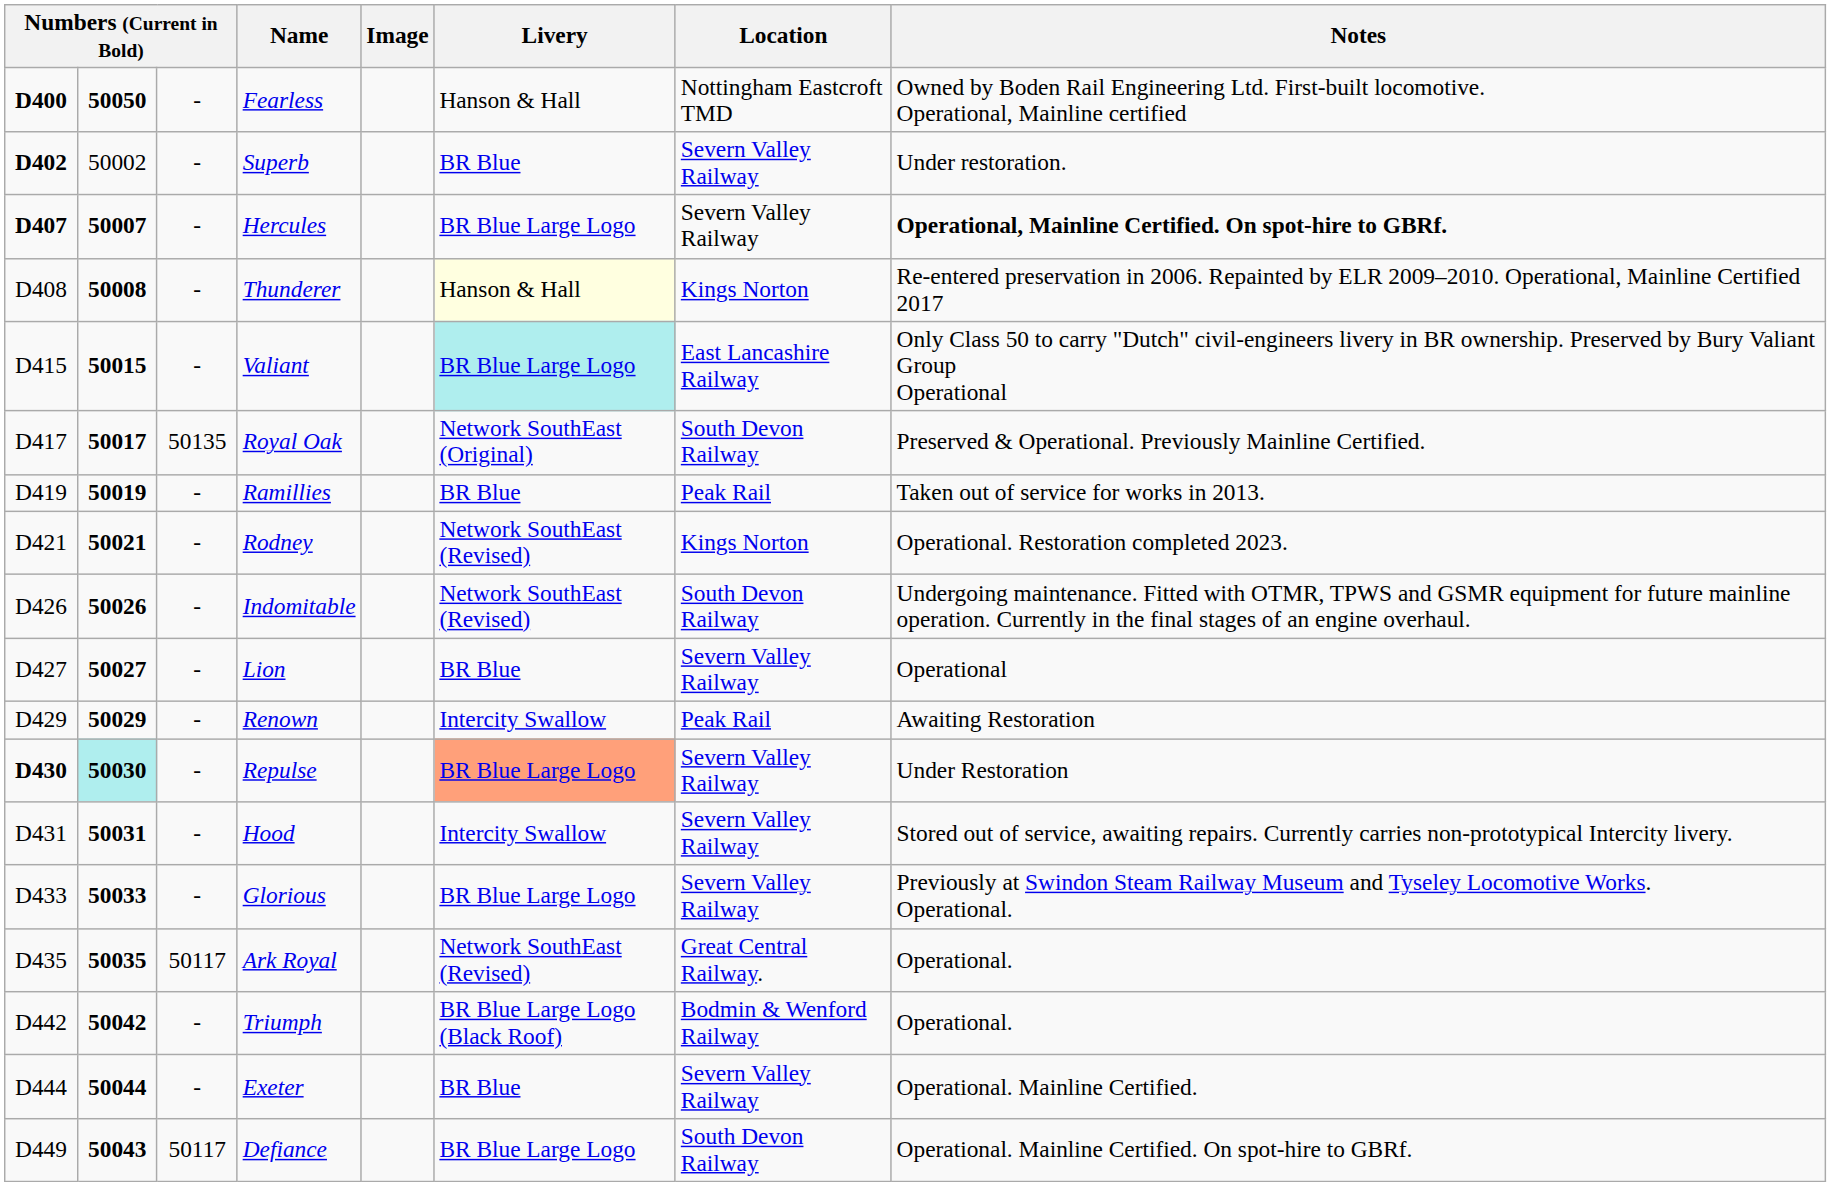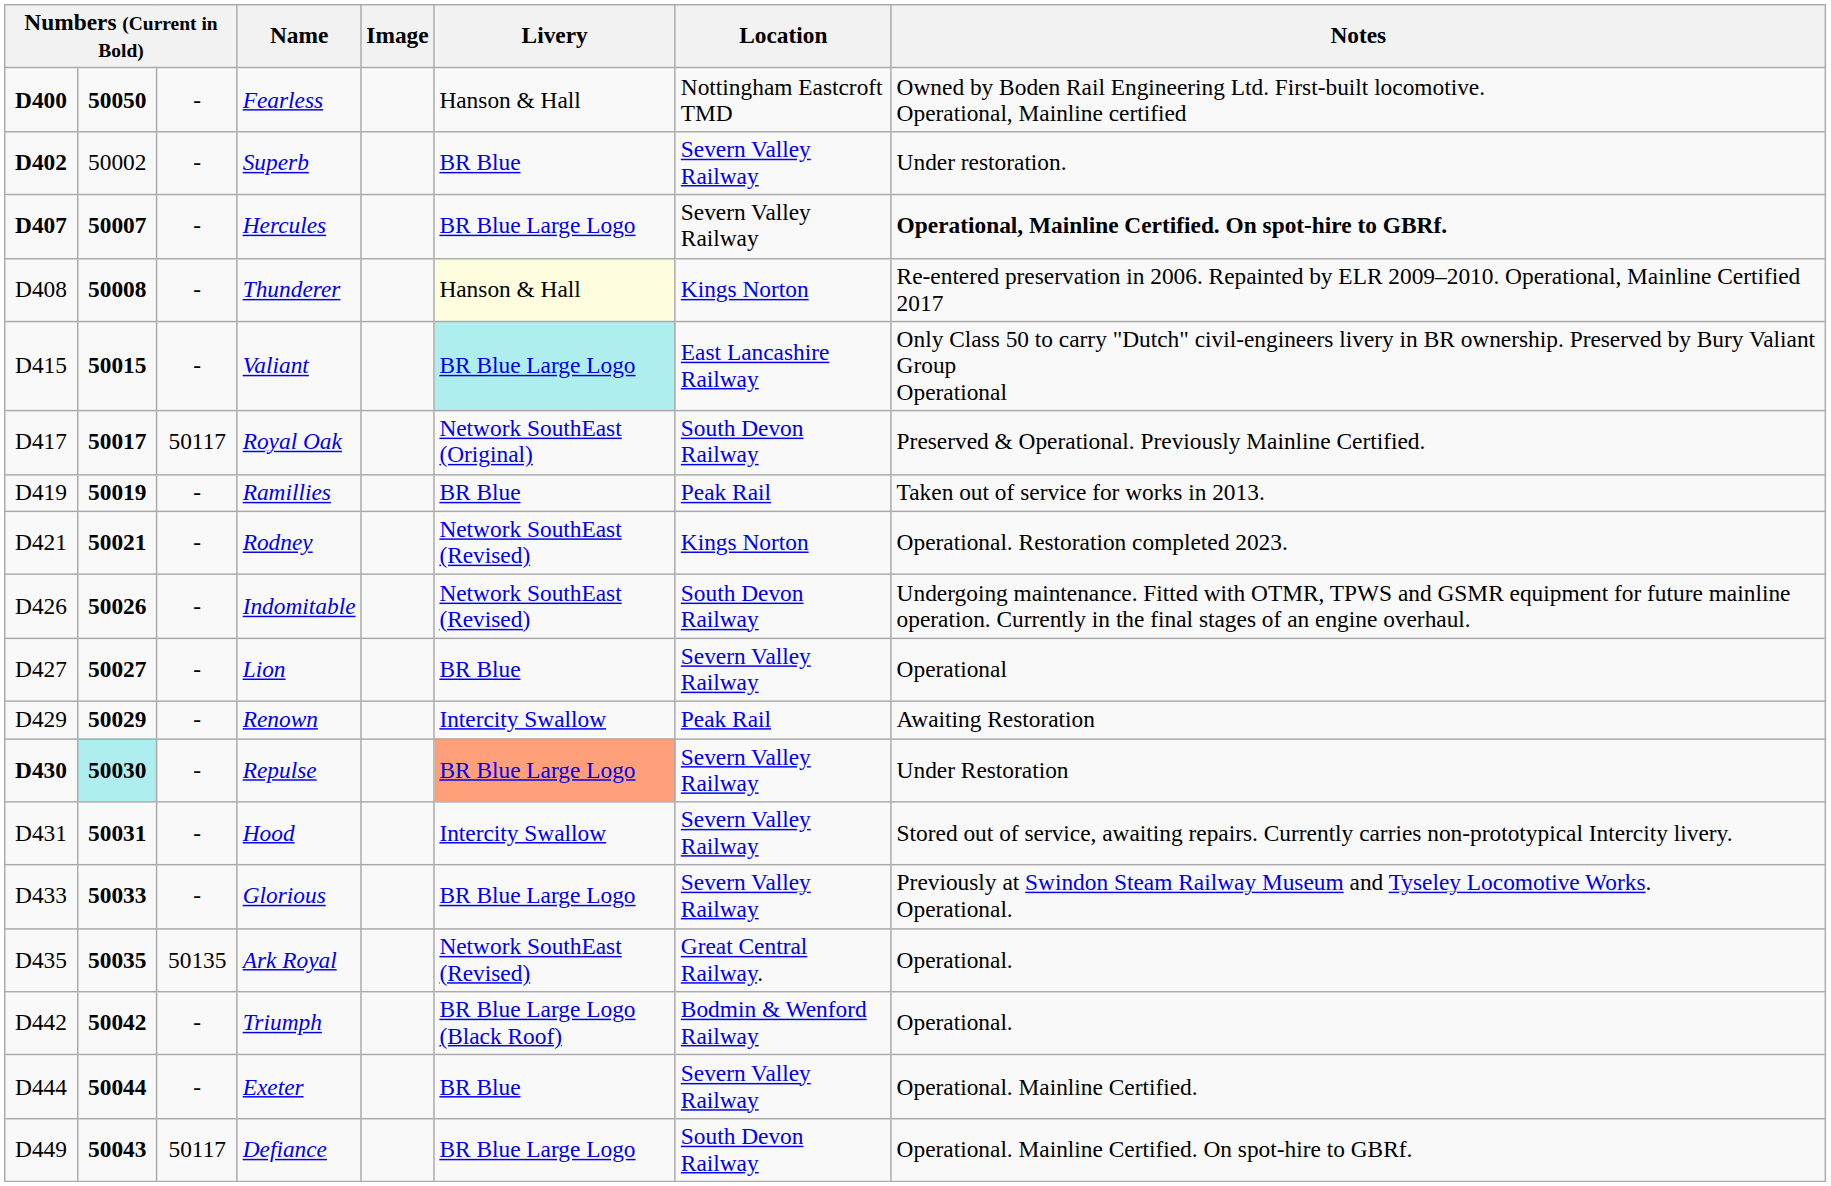(197, 442) 50135 -> (197, 442) 50117
(197, 959) 50117 -> (197, 959) 50135
